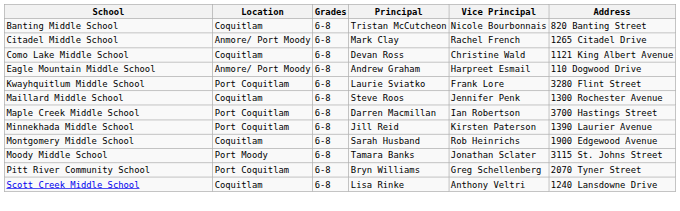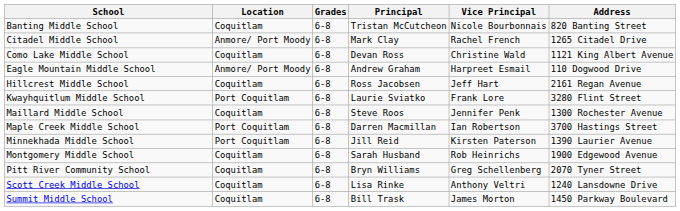+ row: (68, 84)
- row: (57, 156)
(252, 170) Port Coquitlam -> (239, 170) Coquitlam
+ row: (60, 199)
